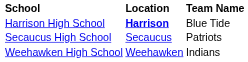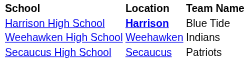rows swapped: (58, 38) <-> (64, 52)
